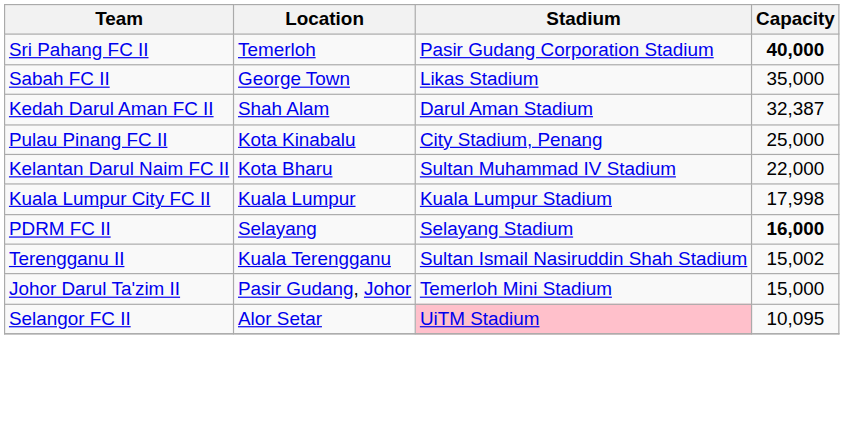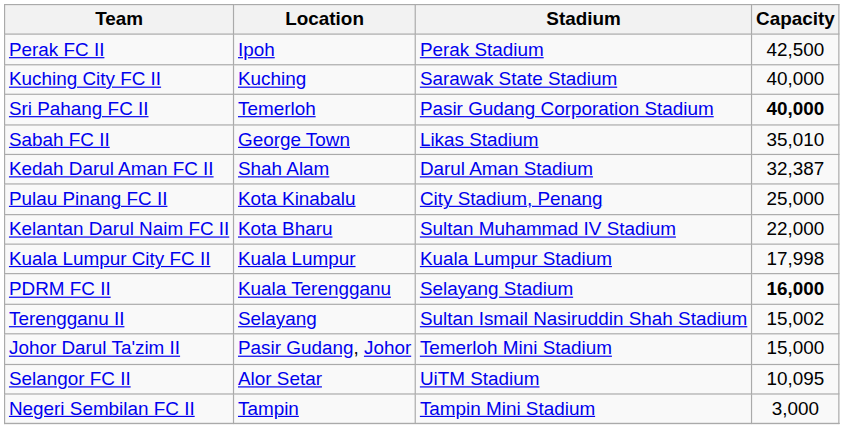+ row: (57, 49)
+ row: (85, 79)
(795, 79) 35,000 -> (795, 139) 35,010
(277, 229) Selayang -> (314, 288) Kuala Terengganu
(314, 259) Kuala Terengganu -> (277, 318) Selayang
(480, 318) pink background -> (480, 378) no background
+ row: (102, 408)
